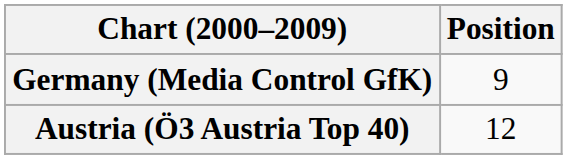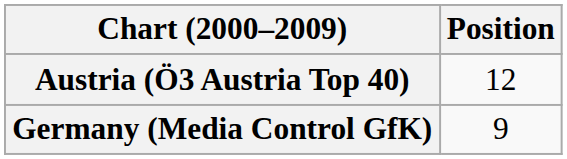rows swapped: (222, 128) <-> (222, 79)
